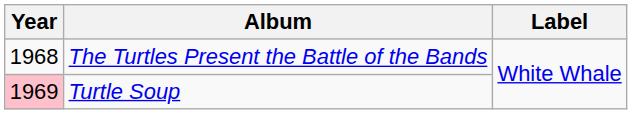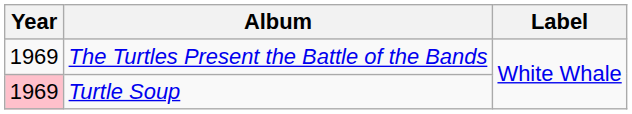(34, 56) 1968 -> (34, 56) 1969
